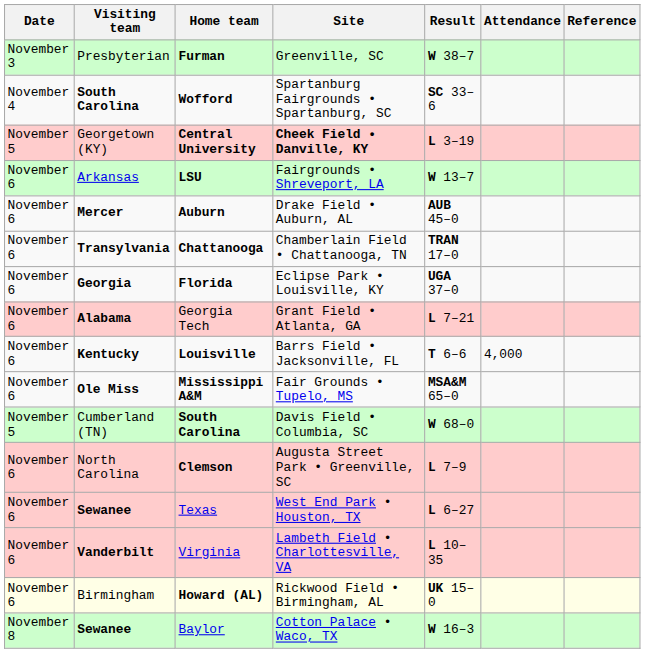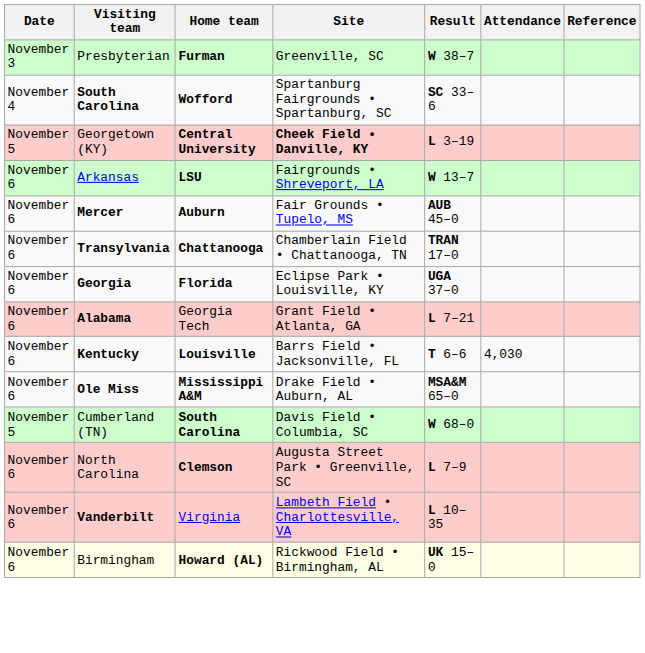(326, 214) Drake Field • Auburn, AL -> (330, 214) Fair Grounds • Tupelo, MS
(503, 355) 4,000 -> (503, 355) 4,030
(330, 390) Fair Grounds • Tupelo, MS -> (326, 390) Drake Field • Auburn, AL
- row: (198, 510)
- row: (202, 631)
